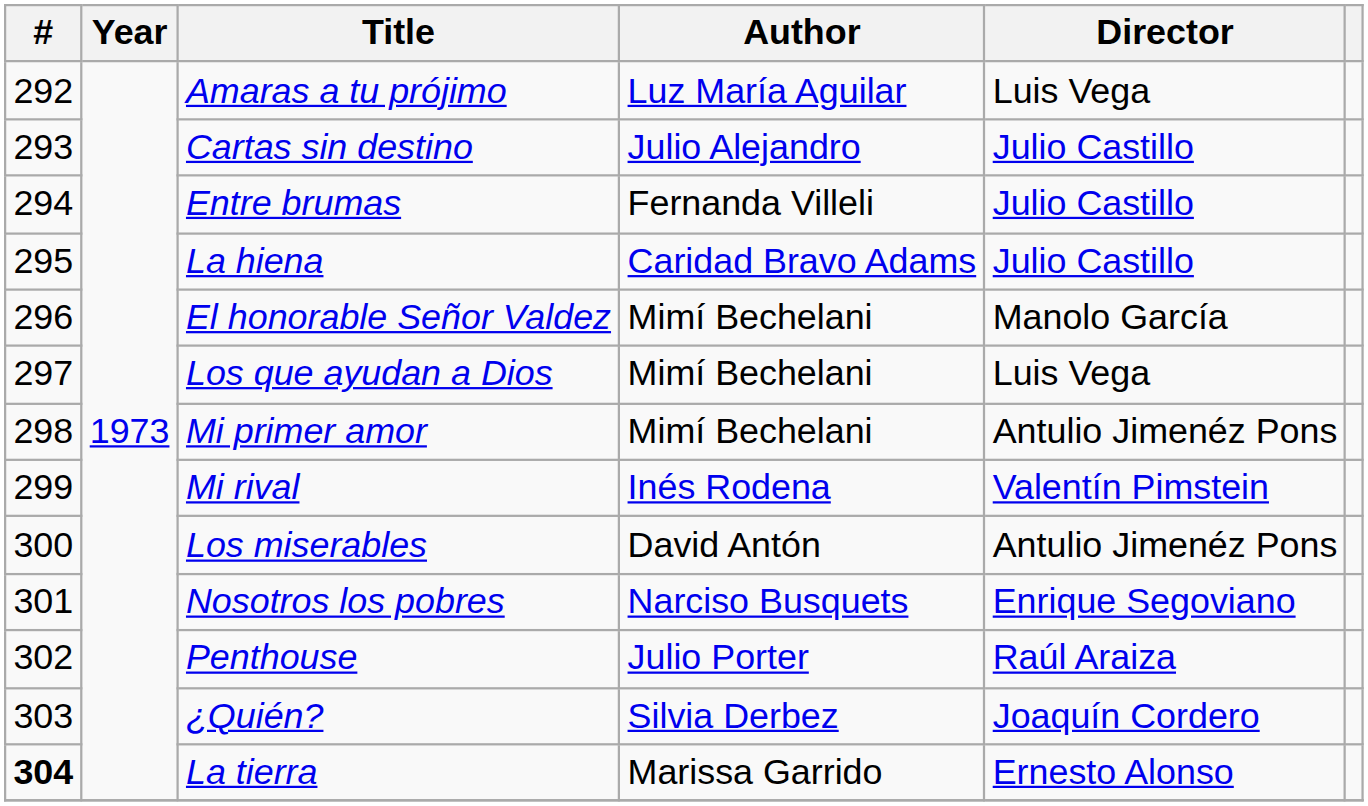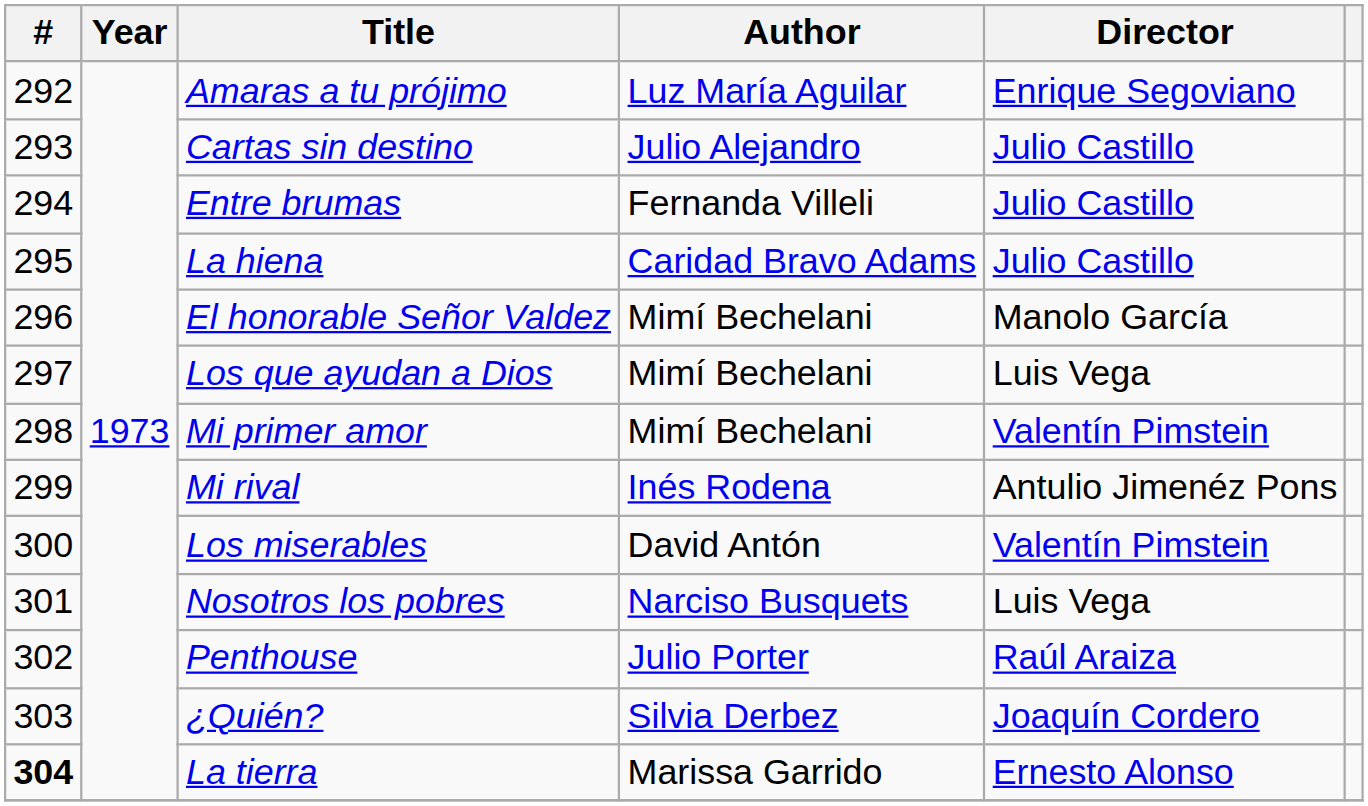(1071, 89) Luis Vega -> (1144, 89) Enrique Segoviano
(1165, 430) Antulio Jimenéz Pons -> (1131, 430) Valentín Pimstein
(1131, 487) Valentín Pimstein -> (1165, 487) Antulio Jimenéz Pons
(1165, 544) Antulio Jimenéz Pons -> (1131, 544) Valentín Pimstein
(1144, 601) Enrique Segoviano -> (1071, 601) Luis Vega
